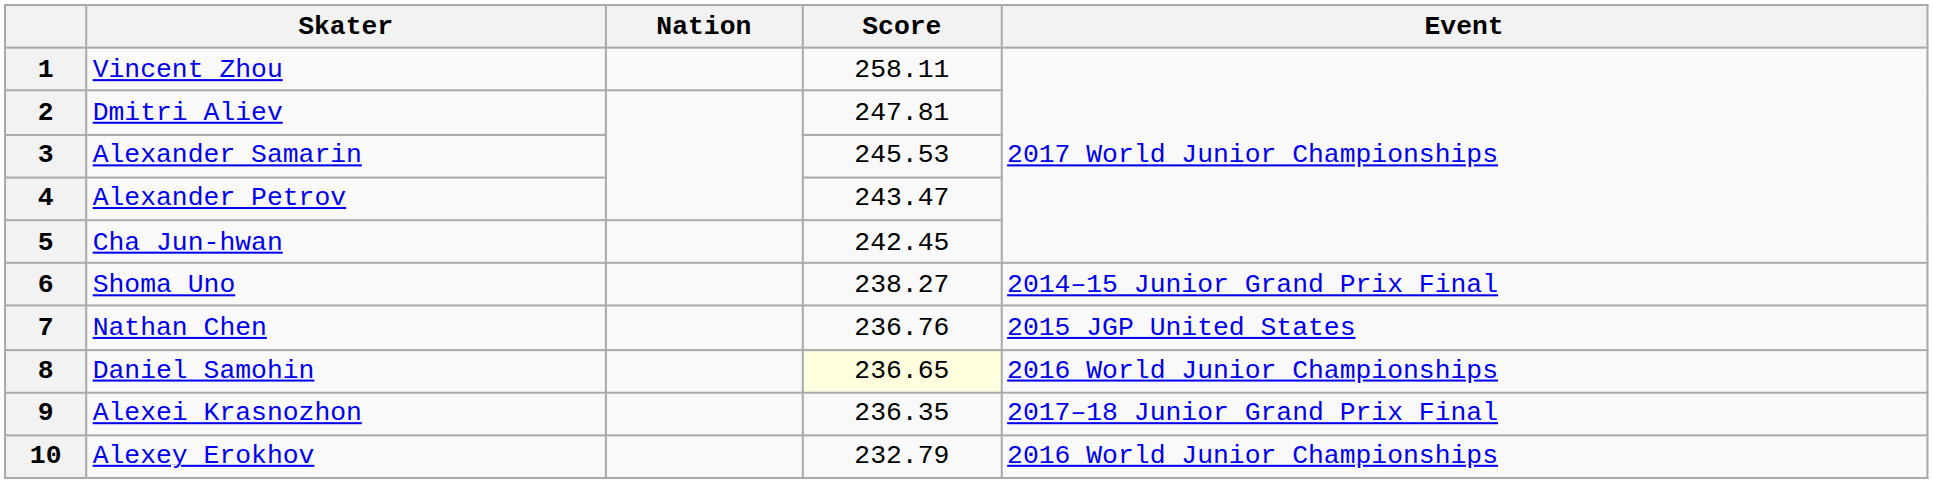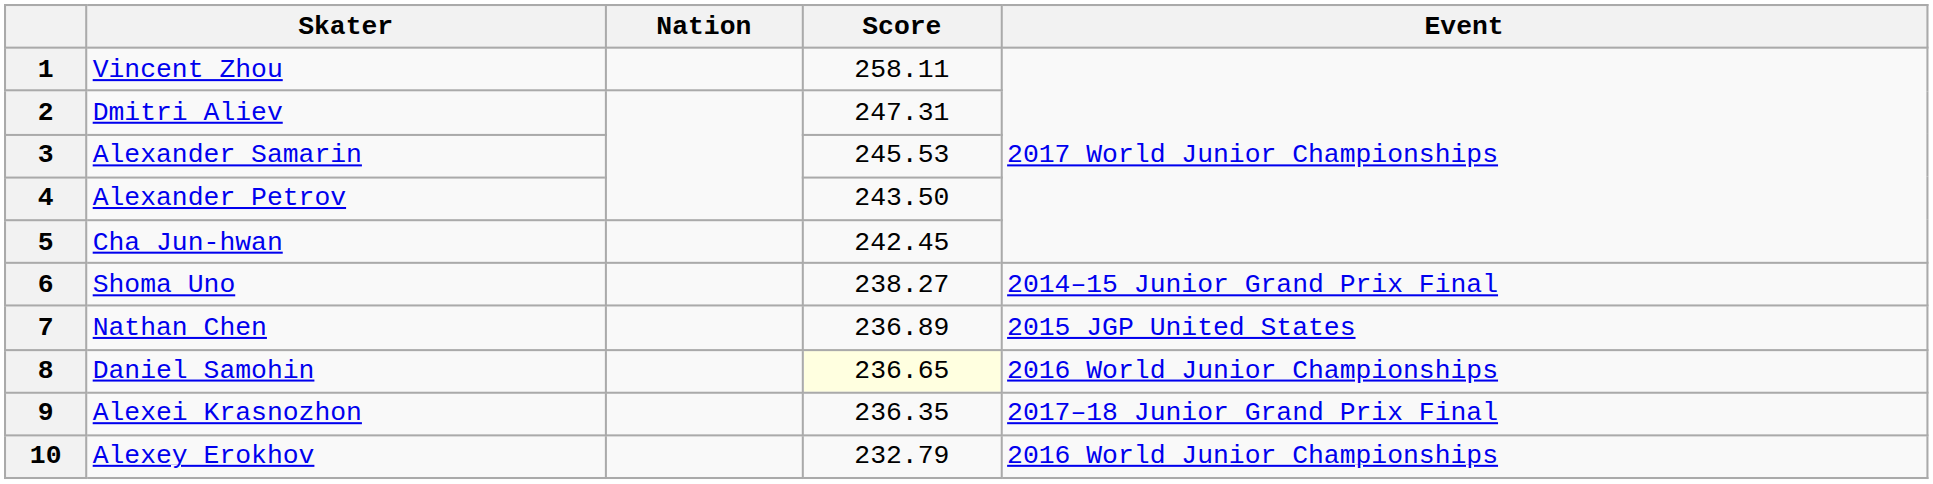(902, 113) 247.81 -> (902, 113) 247.31
(902, 199) 243.47 -> (902, 199) 243.50
(902, 328) 236.76 -> (902, 328) 236.89
